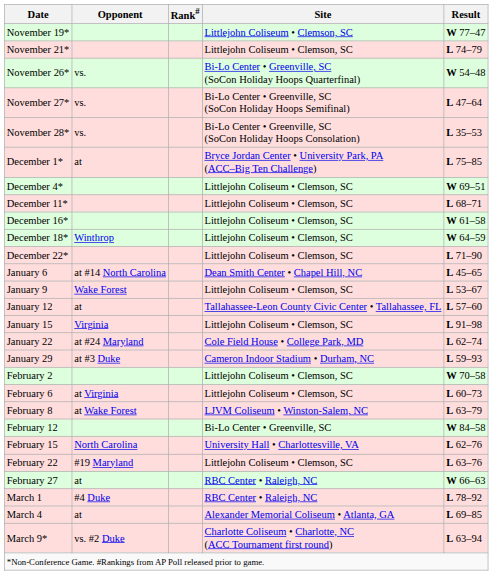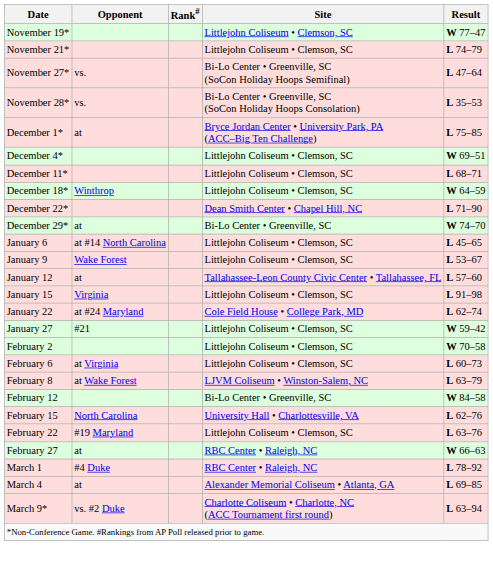- row: (38, 73)
- row: (37, 220)
(279, 255) Littlejohn Coliseum • Clemson, SC -> (283, 208) Dean Smith Center • Chapel Hill, NC
+ row: (37, 225)
(283, 272) Dean Smith Center • Chapel Hill, NC -> (279, 242) Littlejohn Coliseum • Clemson, SC
+ row: (30, 329)
- row: (30, 359)
